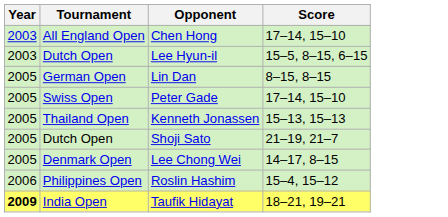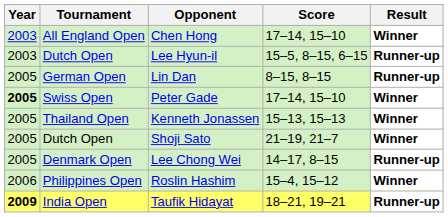+ column: (407, 15)
(22, 98) normal -> (22, 98) bold
